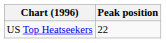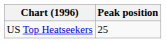(103, 29) 22 -> (103, 29) 25
